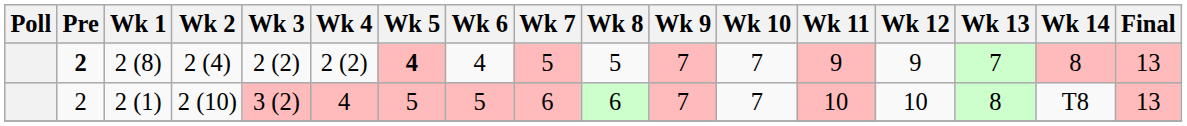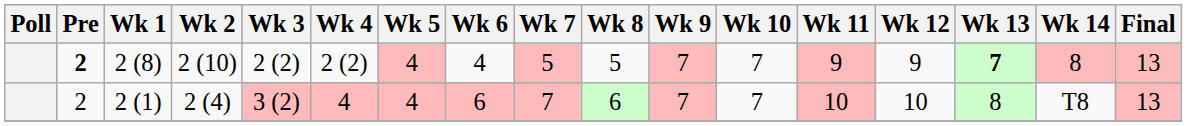(207, 62) 2 (4) -> (207, 62) 2 (10)
(412, 62) bold -> (412, 62) normal
(995, 62) normal -> (995, 62) bold
(207, 101) 2 (10) -> (207, 101) 2 (4)
(412, 101) 5 -> (412, 101) 4
(480, 101) 5 -> (480, 101) 6
(547, 101) 6 -> (547, 101) 7
